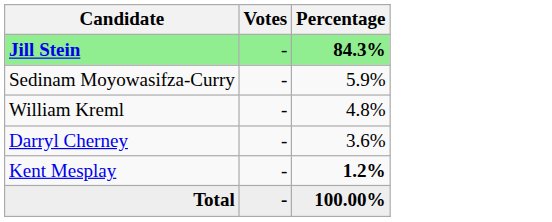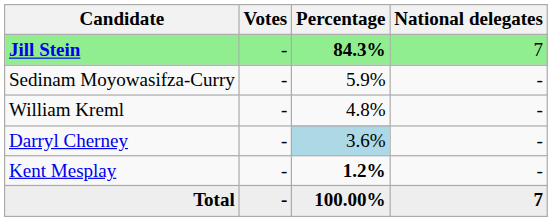+ column: (469, 19)
(366, 140) no background -> (366, 140) lightblue background
